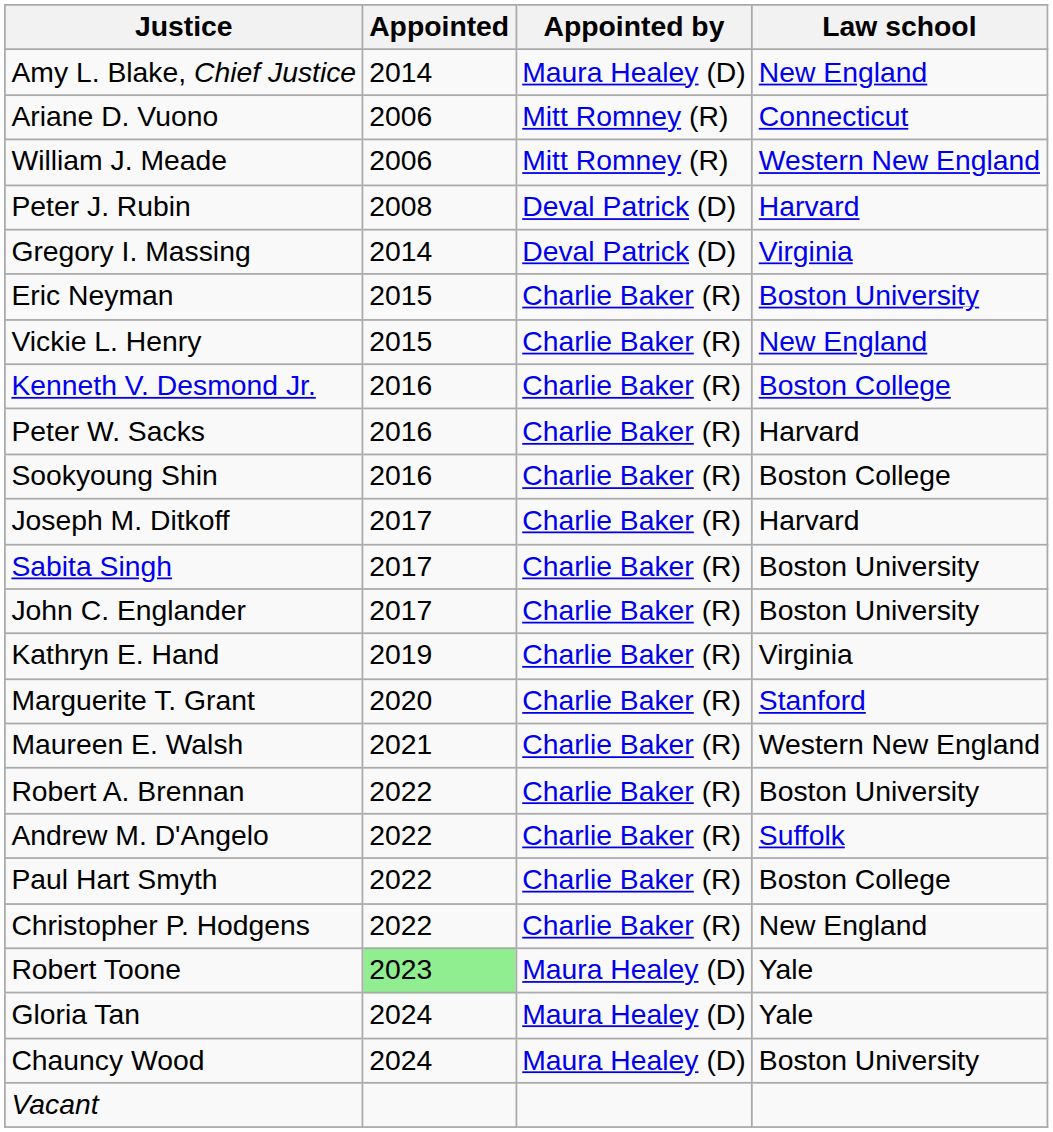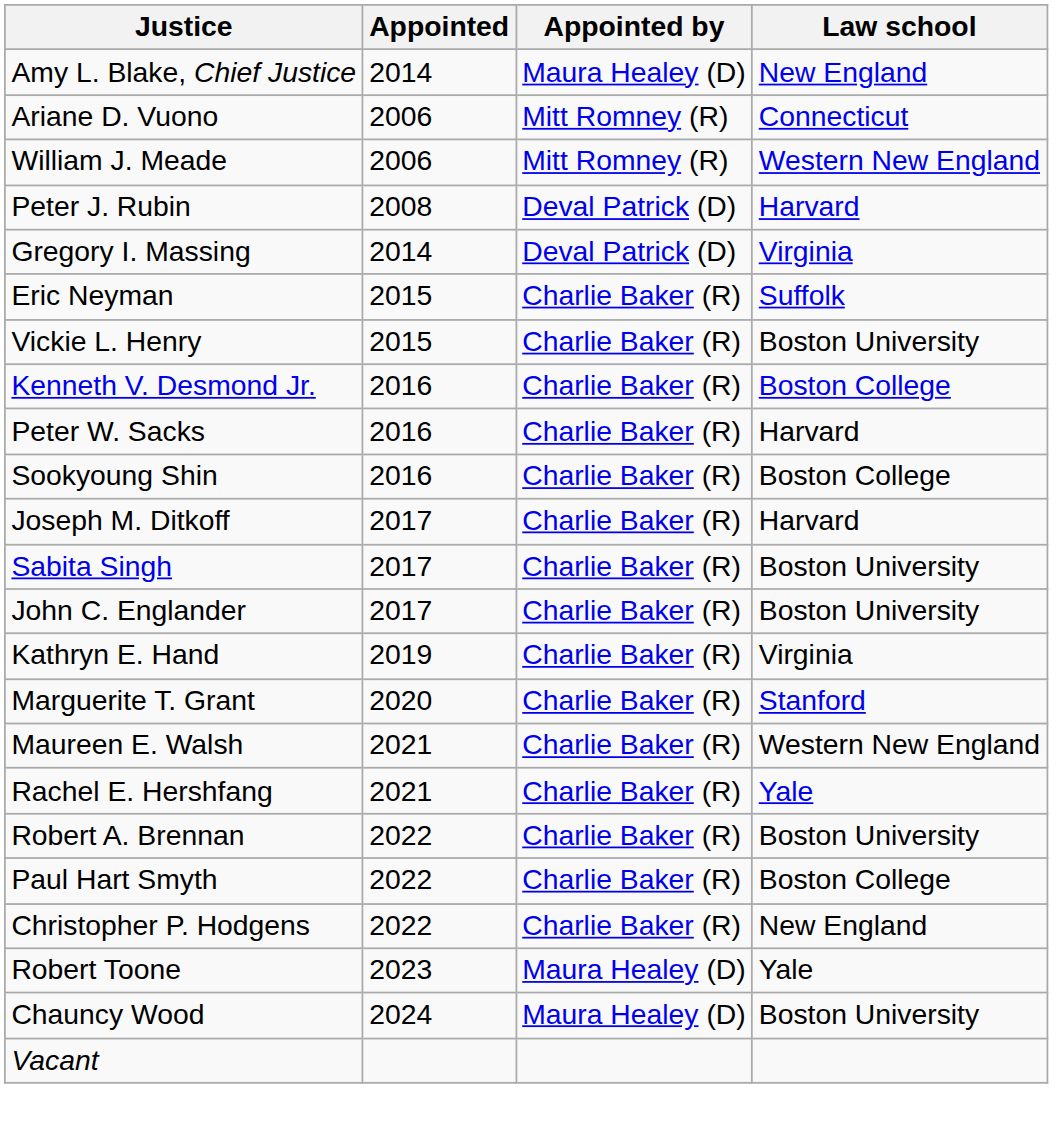(869, 296) Boston University -> (802, 296) Suffolk
(843, 341) New England -> (869, 341) Boston University
+ row: (142, 790)
- row: (140, 835)
(401, 970) lightgreen background -> (401, 970) no background
- row: (76, 1015)
